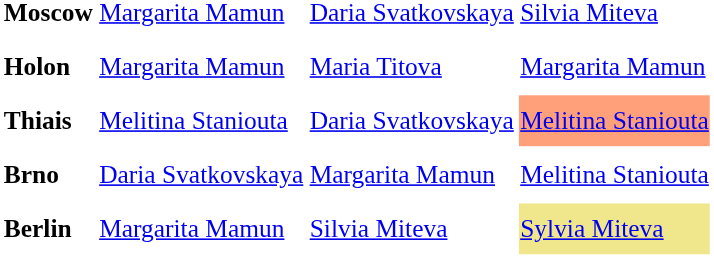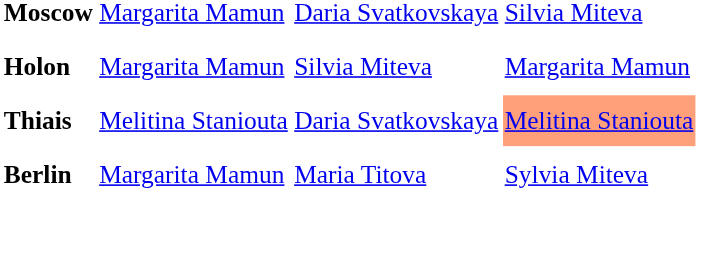(376, 66) Maria Titova -> (363, 66) Silvia Miteva
- row: (31, 174)
(379, 228) Silvia Miteva -> (360, 174) Maria Titova
(592, 228) khaki background -> (576, 174) no background
